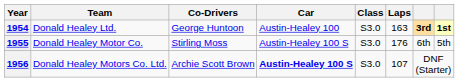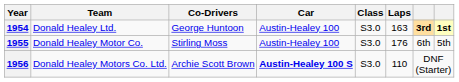(304, 43) Austin-Healey 100 S -> (299, 43) Austin-Healey 100
(399, 64) 107 -> (399, 64) 110
